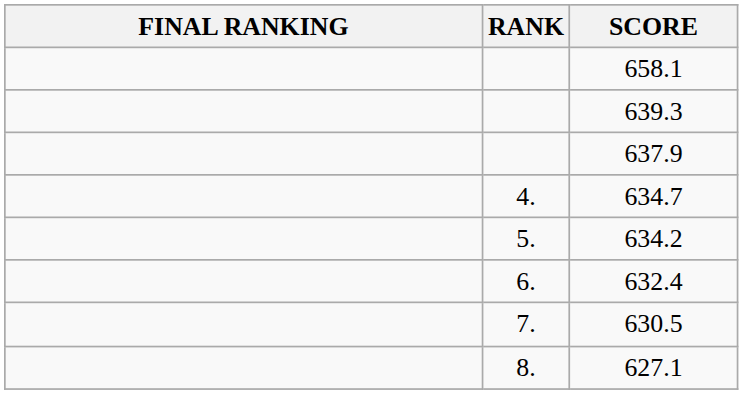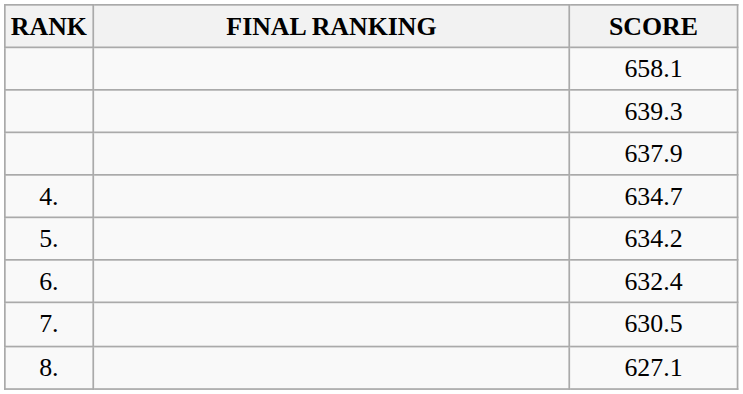columns swapped: (526, 25) <-> (243, 25)
